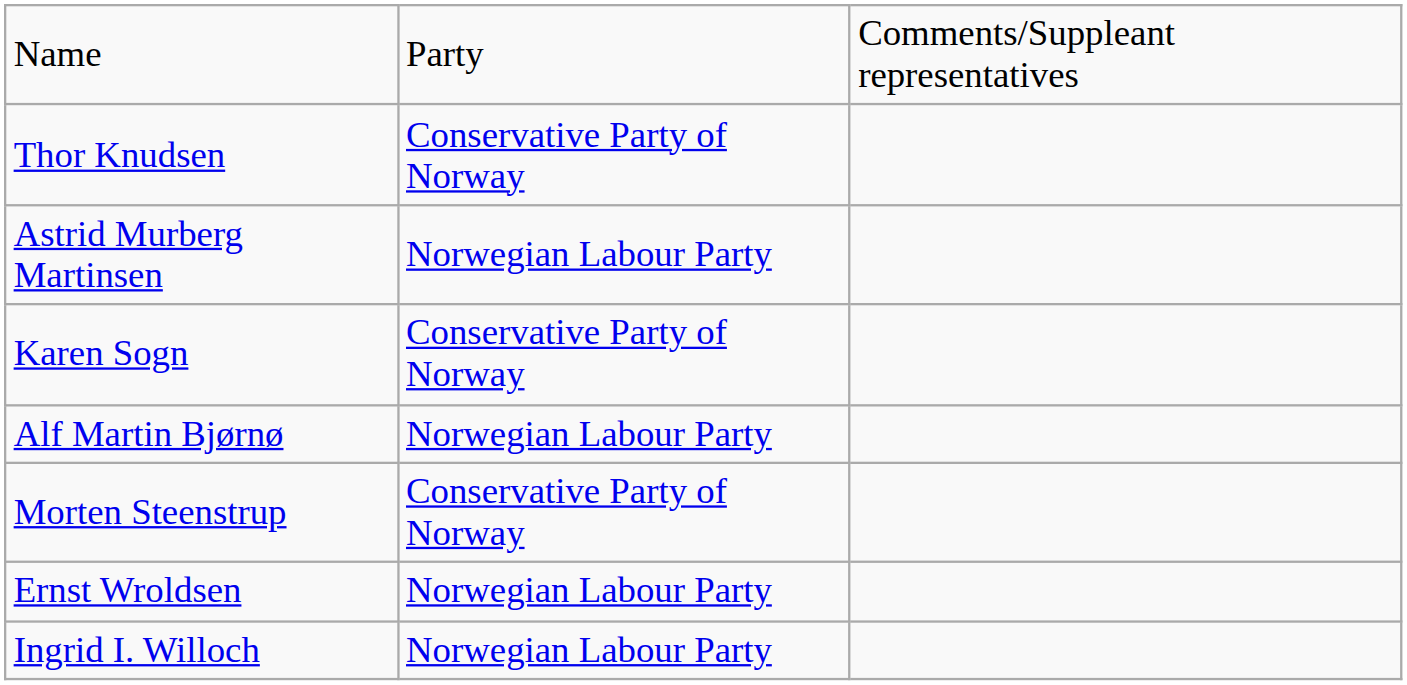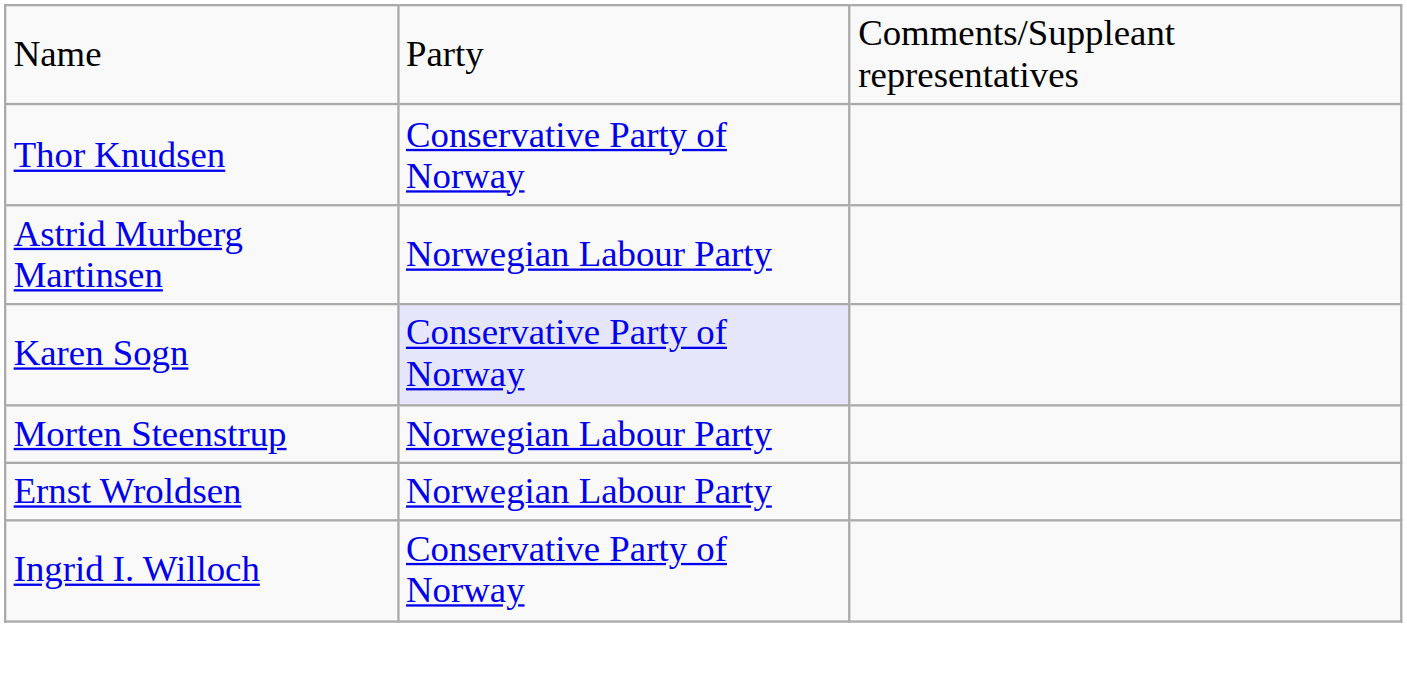(566, 353) no background -> (566, 353) lavender background
- row: (149, 432)
(566, 511) Conservative Party of Norway -> (589, 432) Norwegian Labour Party
(589, 649) Norwegian Labour Party -> (566, 570) Conservative Party of Norway
